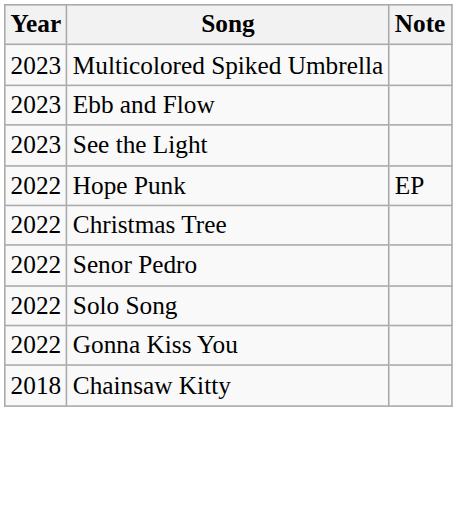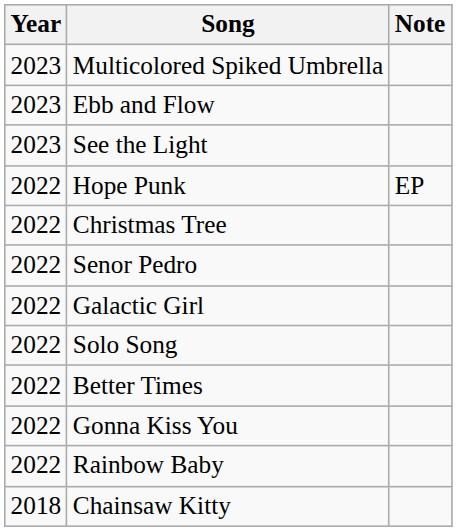+ row: (138, 305)
+ row: (138, 385)
+ row: (148, 465)
